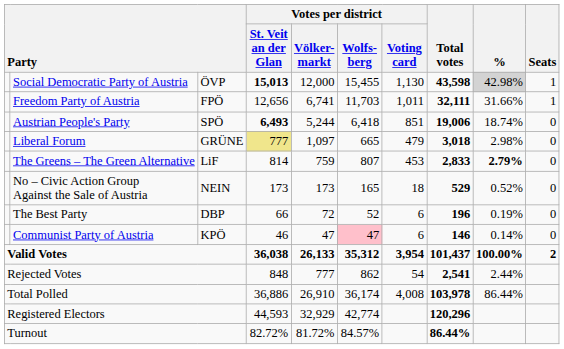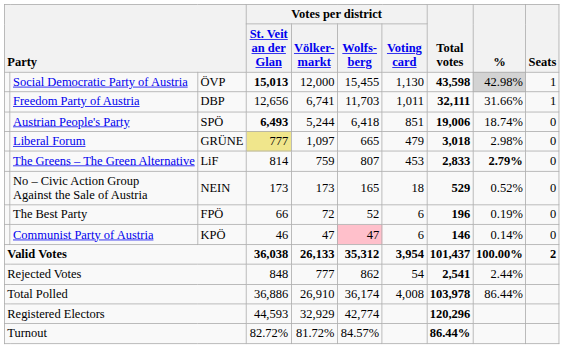(212, 101) FPÖ -> (213, 101) DBP
(213, 214) DBP -> (212, 214) FPÖ
